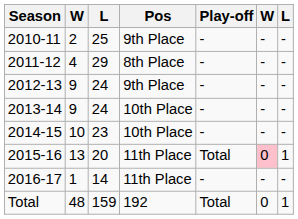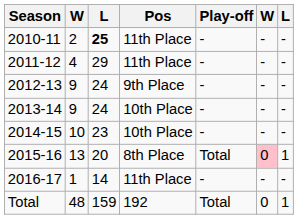(100, 39) normal -> (100, 39) bold
(154, 39) 9th Place -> (157, 39) 11th Place
(154, 62) 8th Place -> (157, 62) 11th Place
(157, 156) 11th Place -> (154, 156) 8th Place
